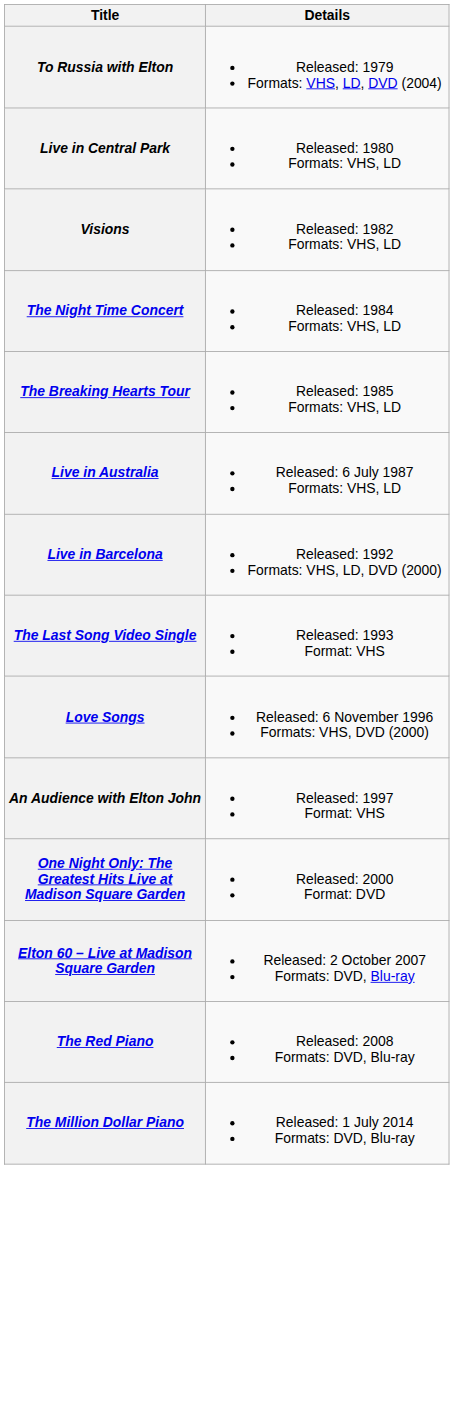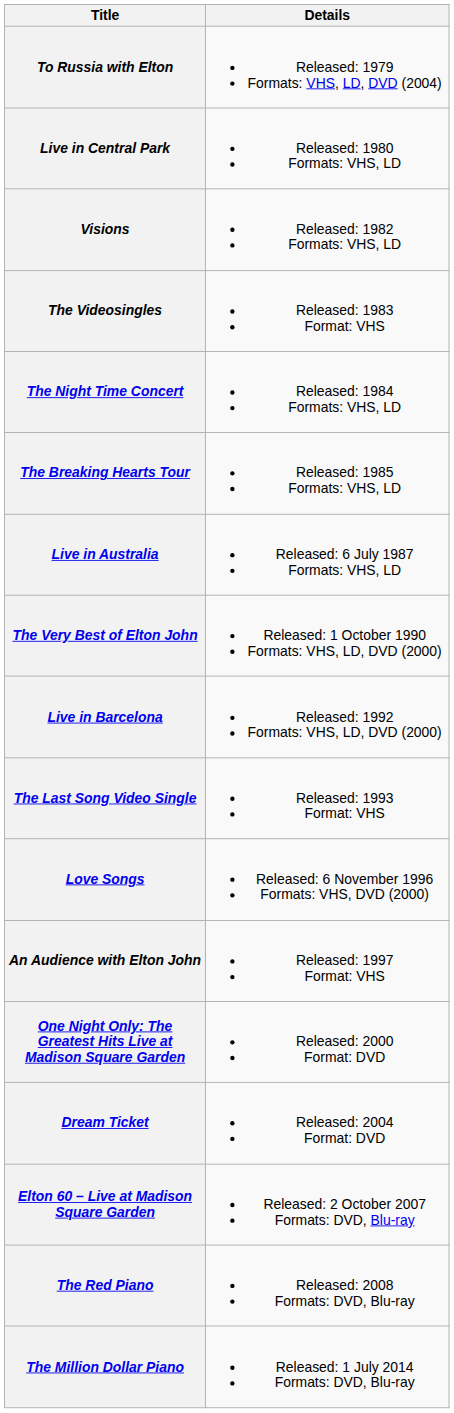+ row: (105, 310)
+ row: (105, 635)
+ row: (105, 1123)
